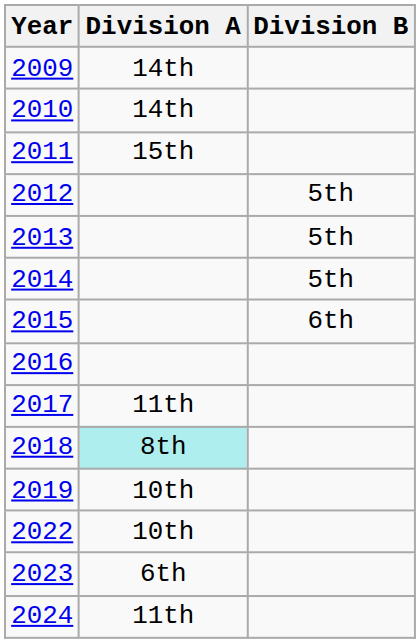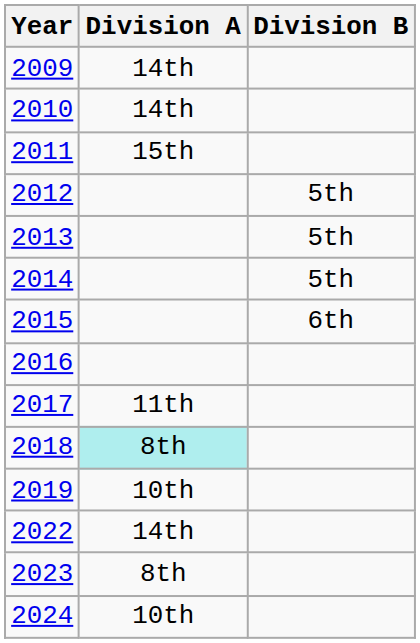(163, 532) 10th -> (163, 532) 14th
(163, 574) 6th -> (163, 574) 8th
(163, 616) 11th -> (163, 616) 10th
